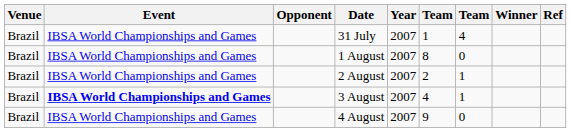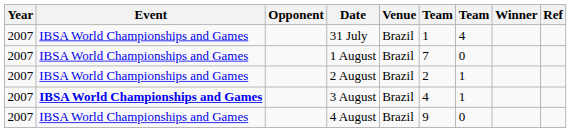columns swapped: (403, 14) <-> (24, 14)
(425, 55) 8 -> (425, 55) 7
